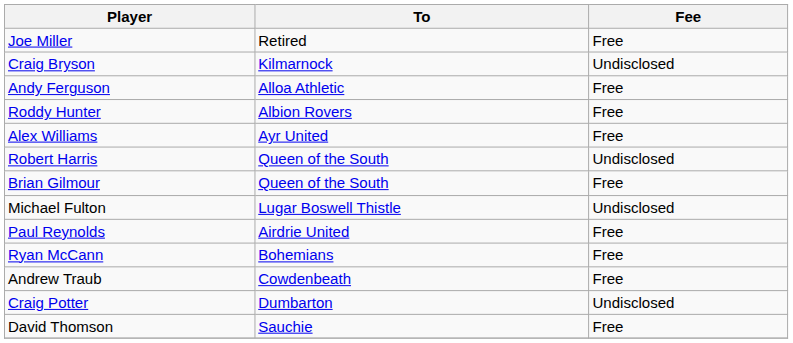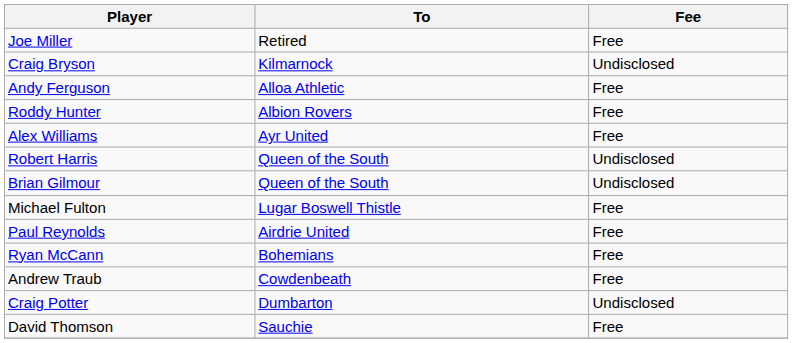(608, 183) Free -> (633, 183) Undisclosed
(633, 207) Undisclosed -> (608, 207) Free
